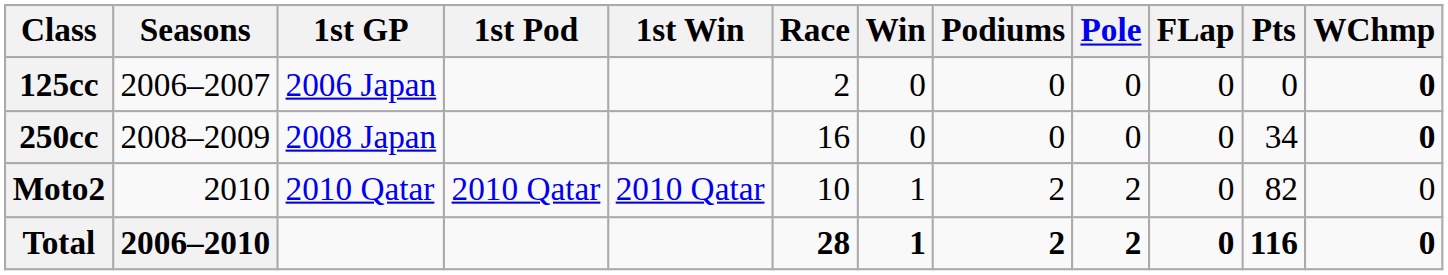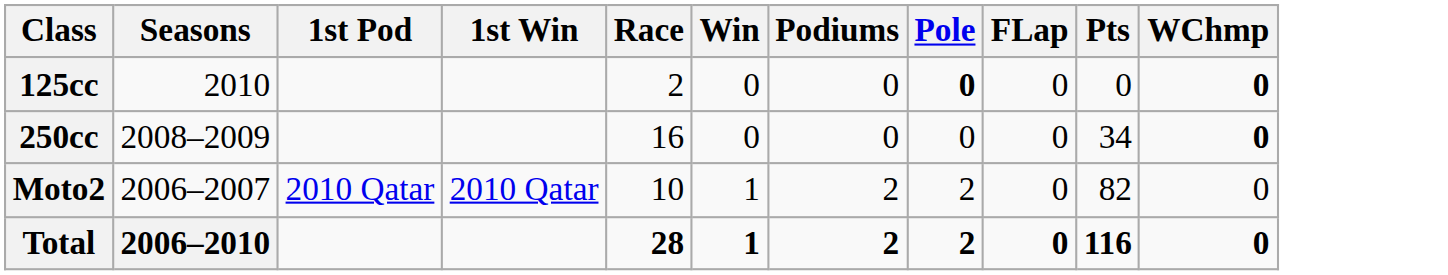- column: (361, 30)
(195, 83) 2006–2007 -> (237, 83) 2010
(1133, 83) normal -> (967, 83) bold
(237, 189) 2010 -> (195, 189) 2006–2007
